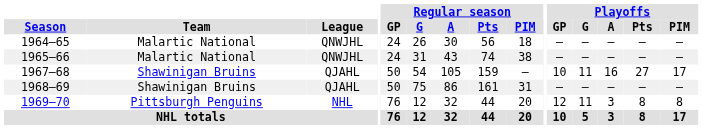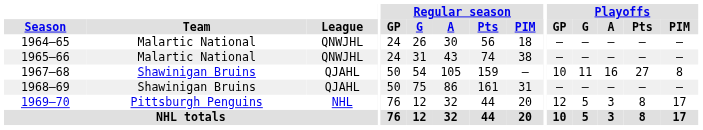(680, 72) 17 -> (680, 72) 8
(585, 102) 11 -> (585, 102) 5
(680, 102) 8 -> (680, 102) 17
